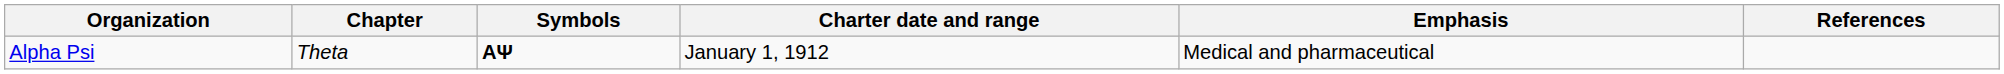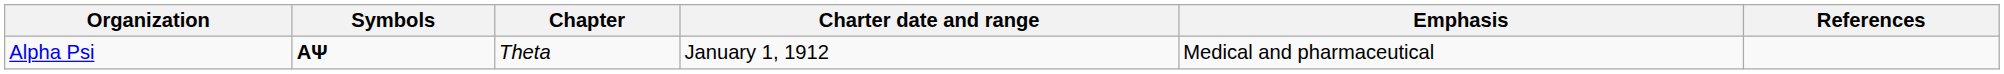columns swapped: (385, 20) <-> (579, 20)
